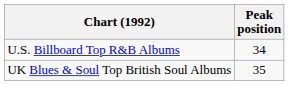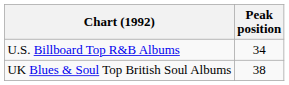(259, 70) 35 -> (259, 70) 38
